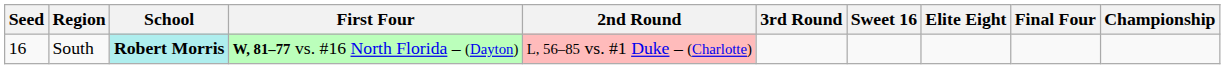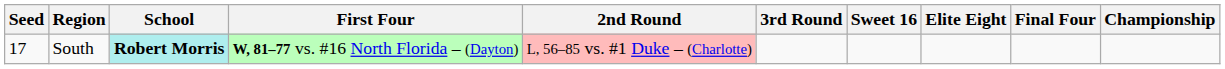(18, 48) 16 -> (18, 48) 17
